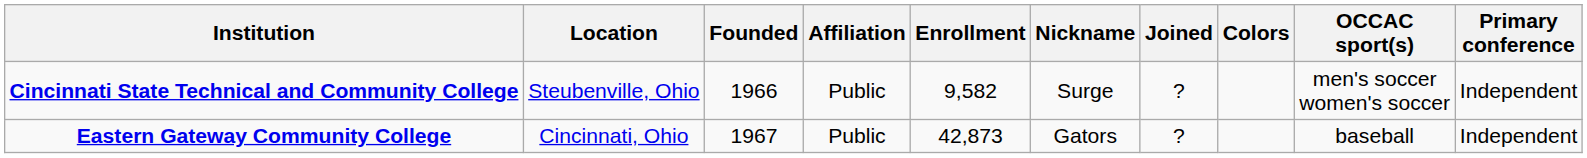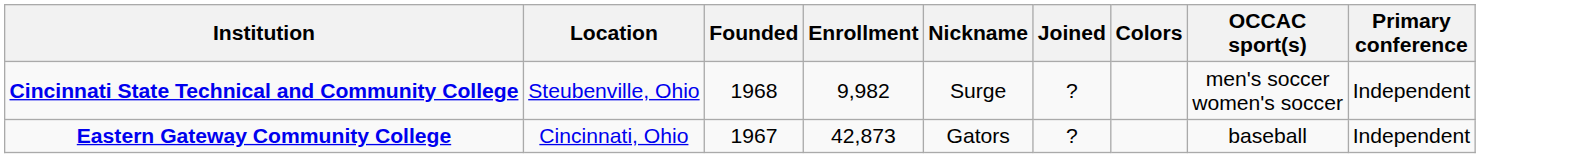- column: (857, 33)
(754, 90) 1966 -> (754, 90) 1968
(970, 90) 9,582 -> (863, 90) 9,982
